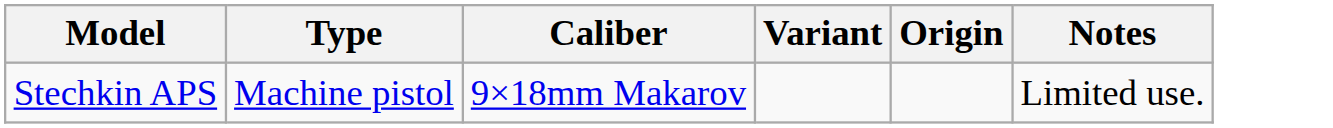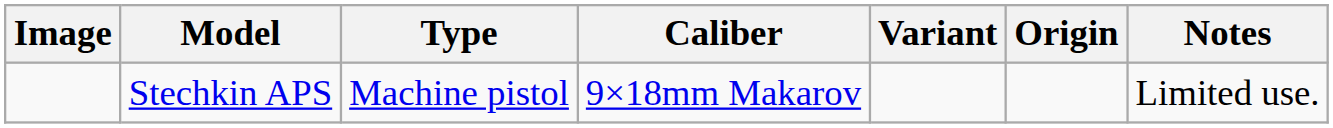+ column: (63, 33)
